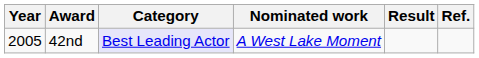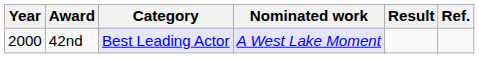(25, 40) 2005 -> (25, 40) 2000
(309, 40) no background -> (309, 40) lavender background
